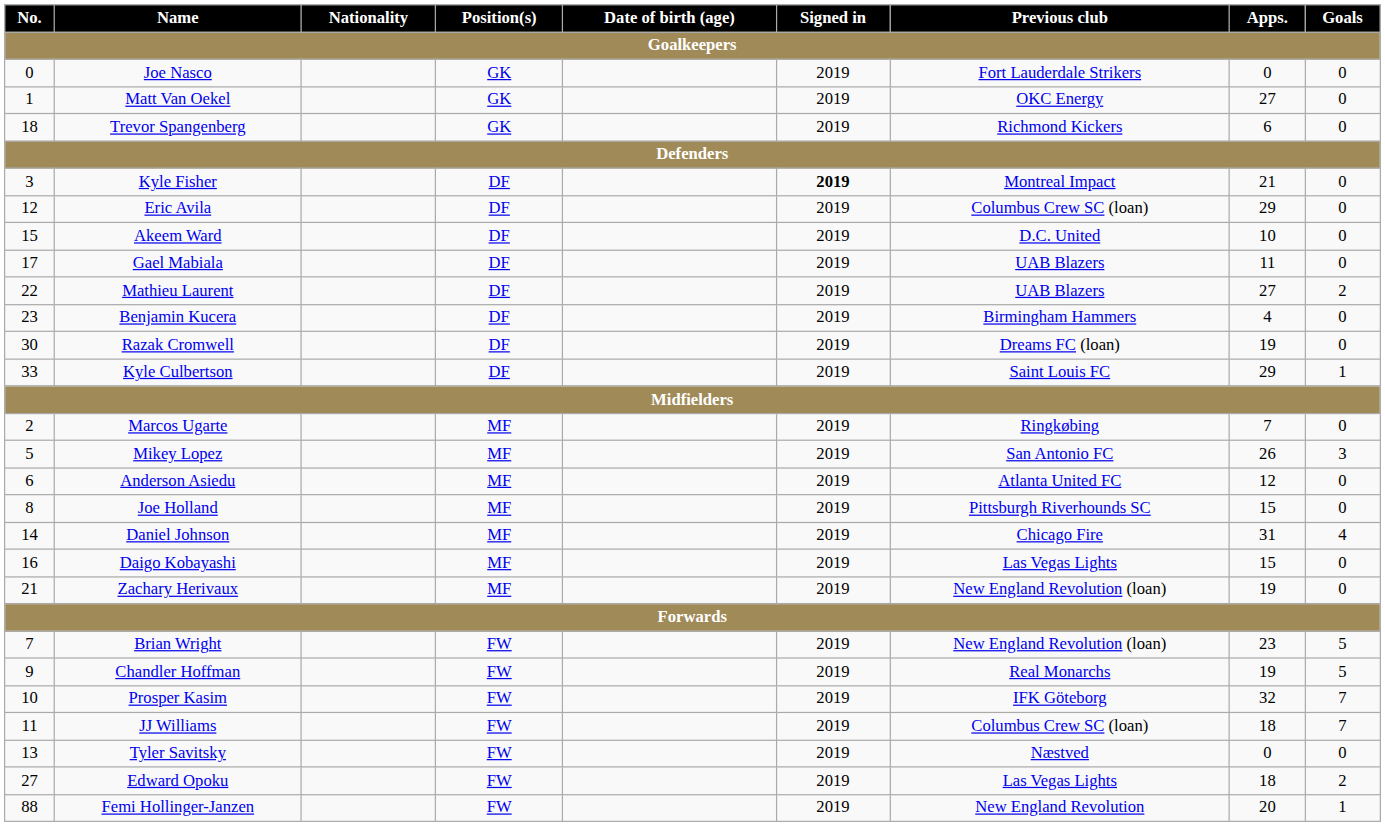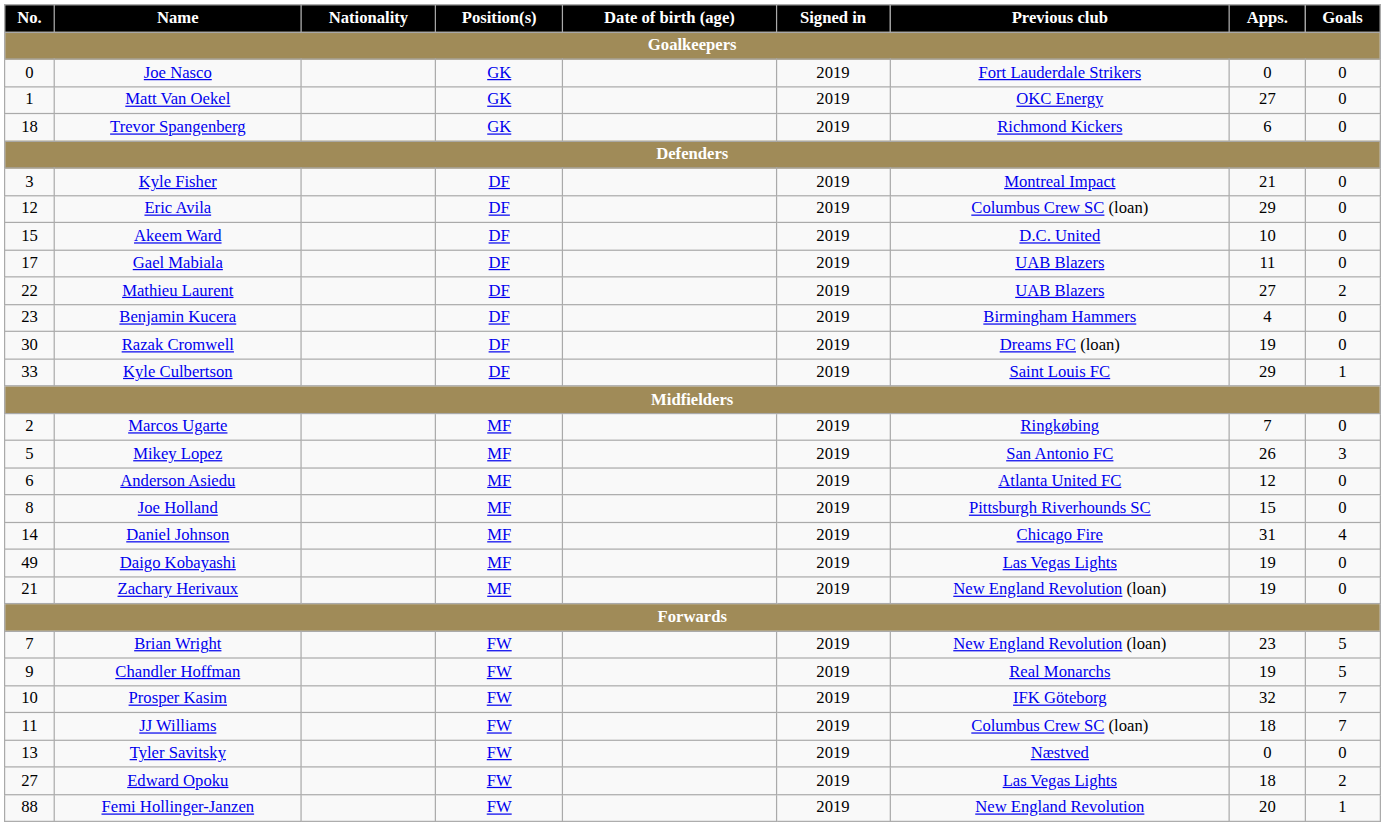(833, 181) bold -> (833, 181) normal
(29, 562) 16 -> (29, 562) 49
(1267, 562) 15 -> (1267, 562) 19
